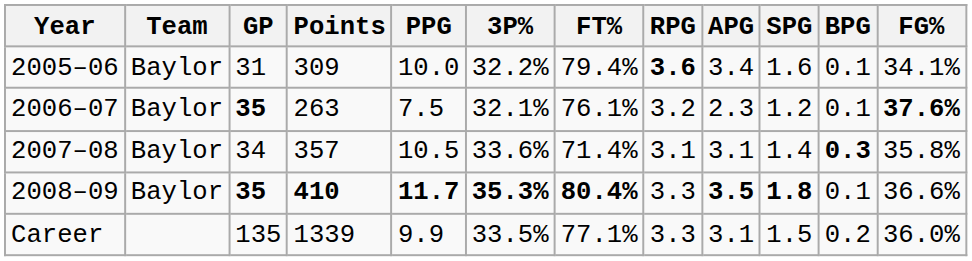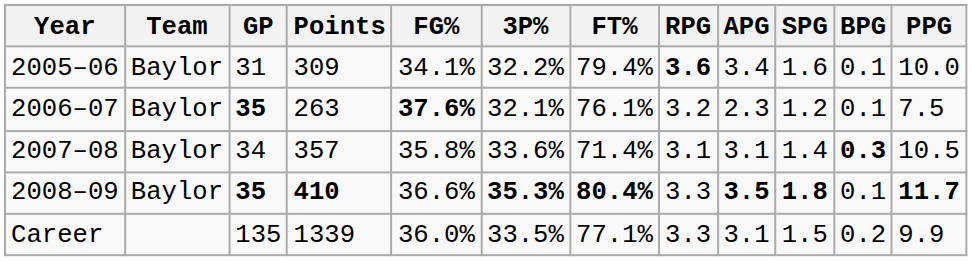columns swapped: (921, 26) <-> (429, 26)
